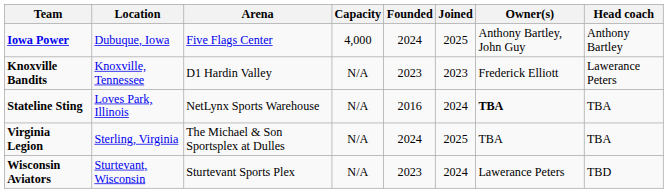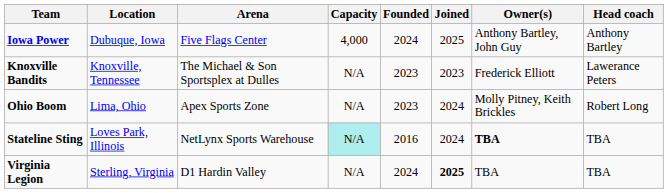(229, 73) D1 Hardin Valley -> (230, 73) The Michael & Son Sportsplex at Dulles
+ row: (37, 106)
(358, 106) no background -> (354, 139) paleturquoise background
(235, 139) The Michael & Son Sportsplex at Dulles -> (223, 172) D1 Hardin Valley
(456, 139) normal -> (452, 172) bold
- row: (34, 172)
